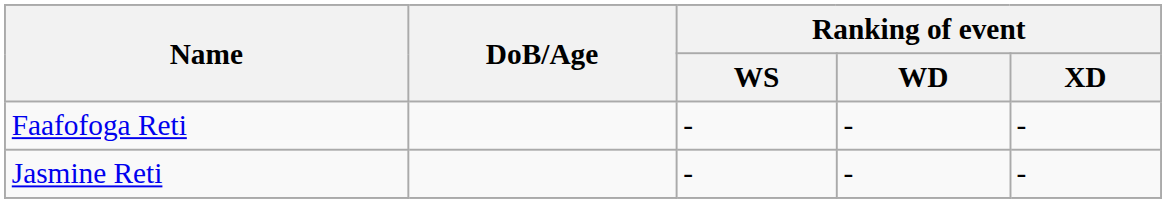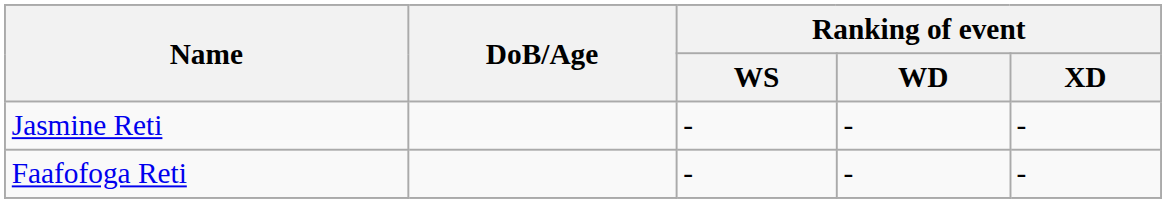rows swapped: (99, 125) <-> (87, 173)
